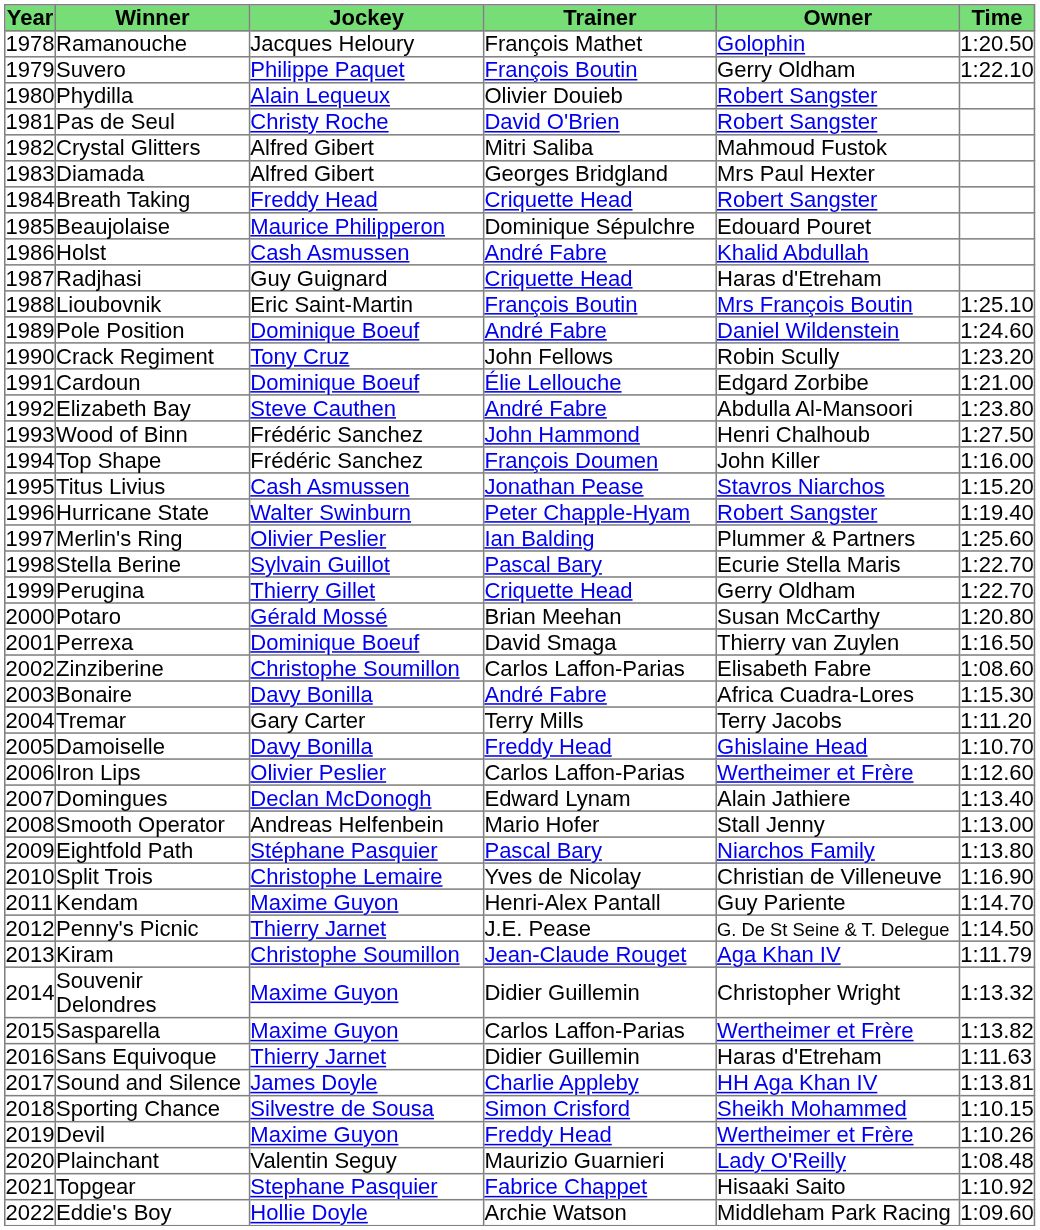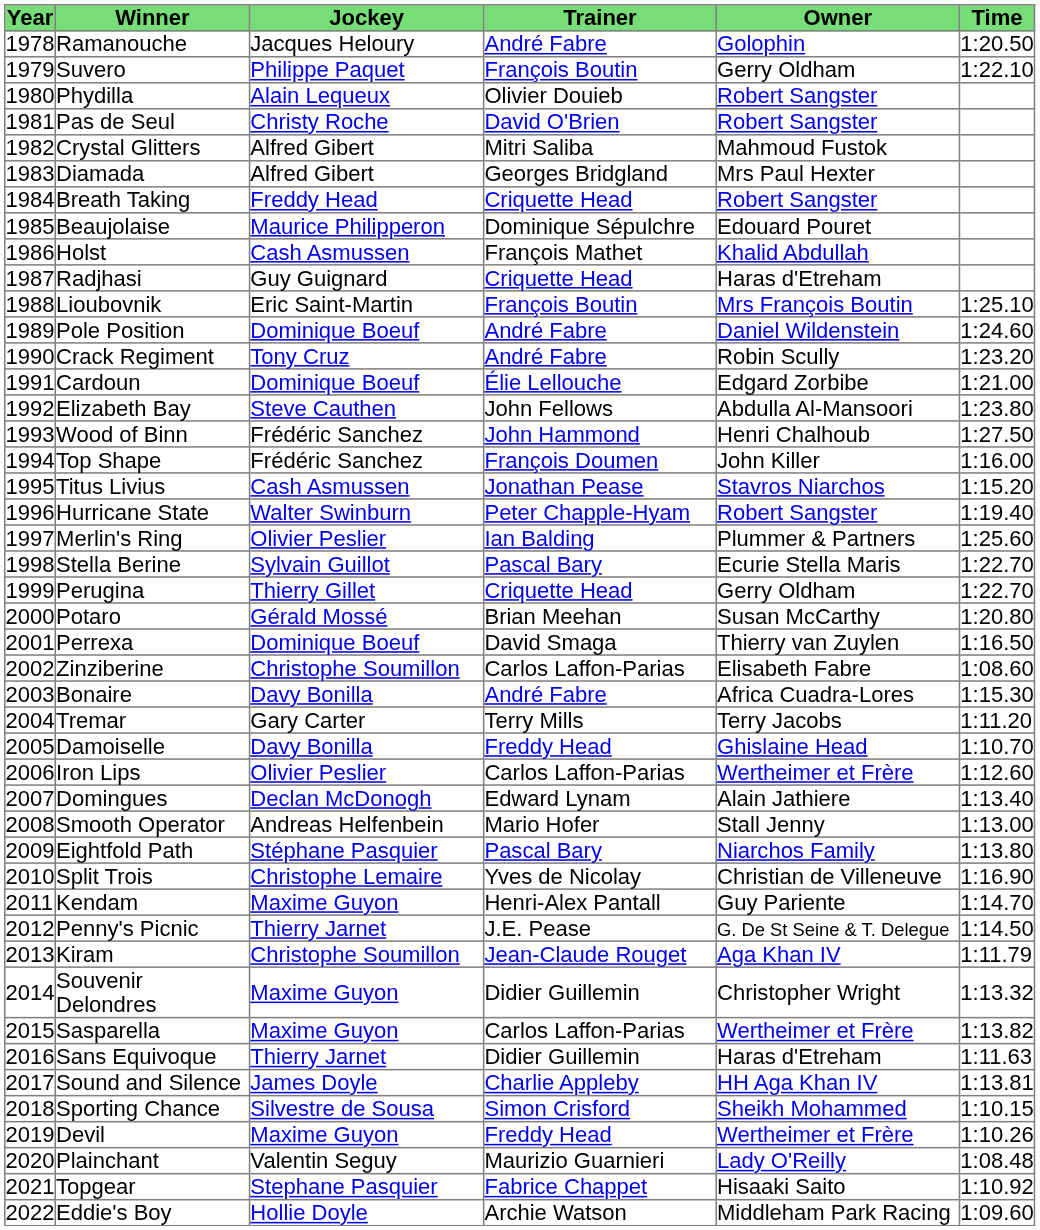(563, 44) François Mathet -> (546, 44) André Fabre
(546, 252) André Fabre -> (563, 252) François Mathet
(549, 356) John Fellows -> (546, 356) André Fabre
(546, 408) André Fabre -> (549, 408) John Fellows
